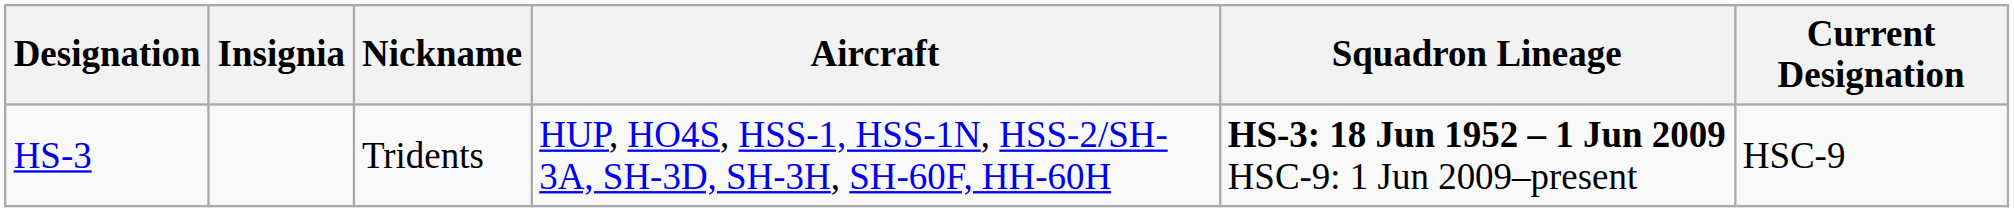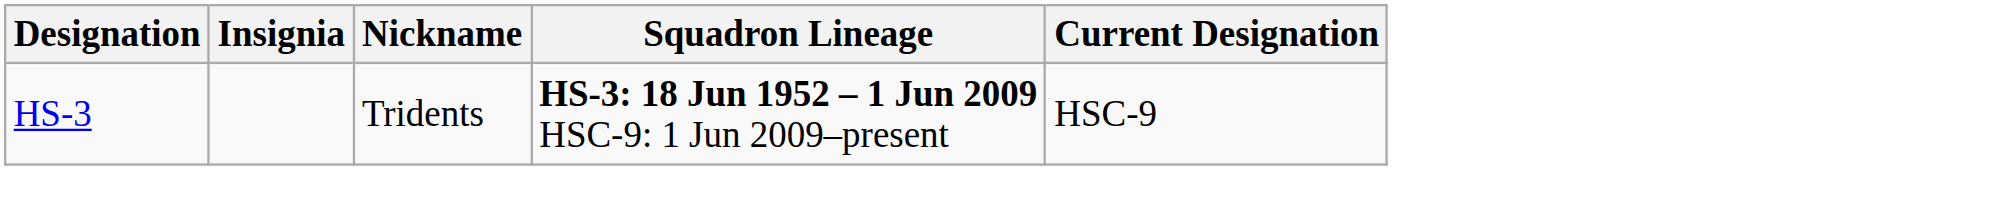- column: (875, 54)
